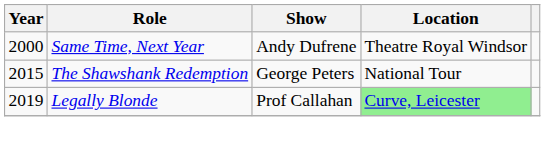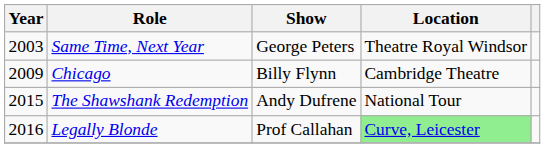(26, 45) 2000 -> (26, 45) 2003
(306, 45) Andy Dufrene -> (305, 45) George Peters
+ row: (81, 73)
(305, 73) George Peters -> (306, 101) Andy Dufrene
(26, 101) 2019 -> (26, 128) 2016
